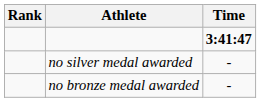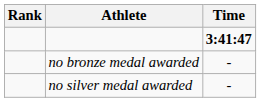rows swapped: (120, 62) <-> (124, 85)
